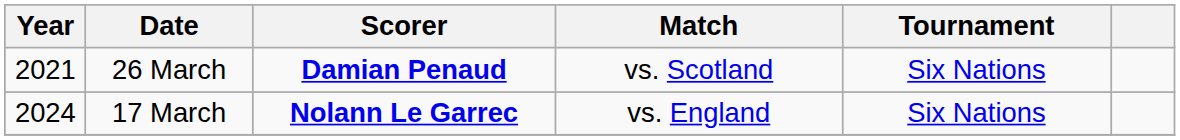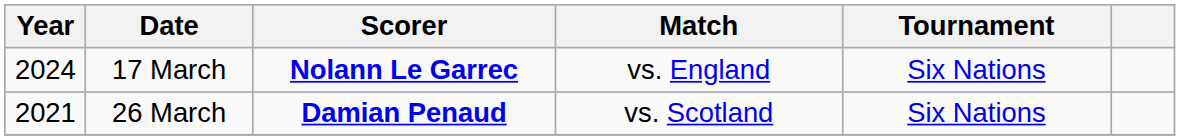rows swapped: (169, 69) <-> (169, 112)
